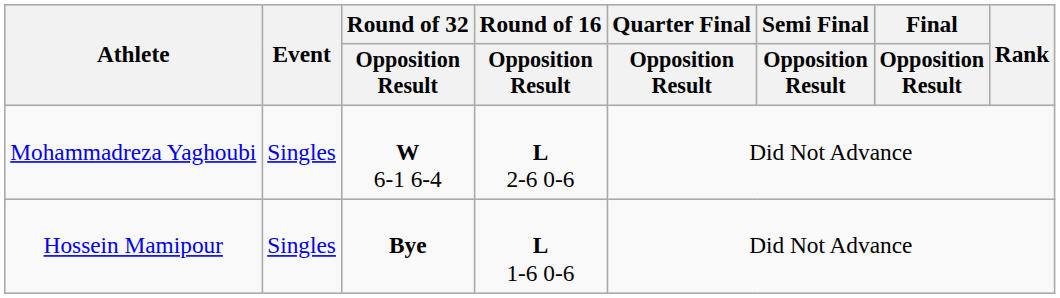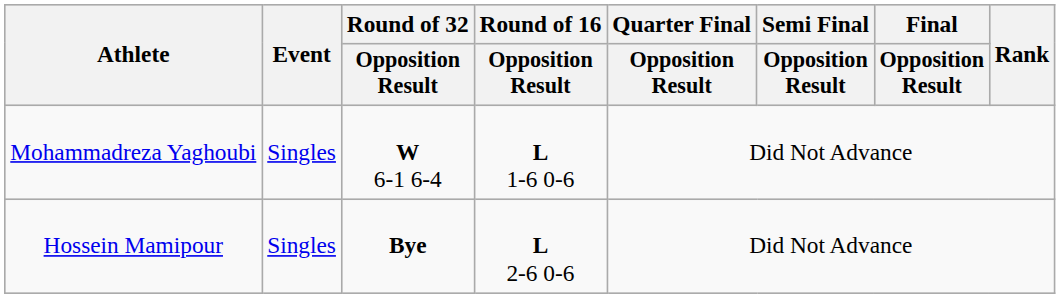(540, 166) L 2-6 0-6 -> (540, 166) L 1-6 0-6
(540, 259) L 1-6 0-6 -> (540, 259) L 2-6 0-6
